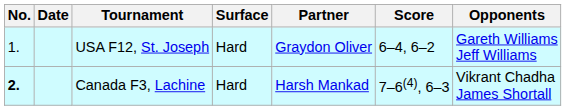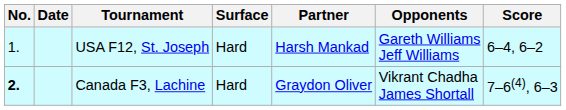columns swapped: (507, 15) <-> (414, 15)
(324, 46) Graydon Oliver -> (322, 46) Harsh Mankad
(322, 85) Harsh Mankad -> (324, 85) Graydon Oliver
